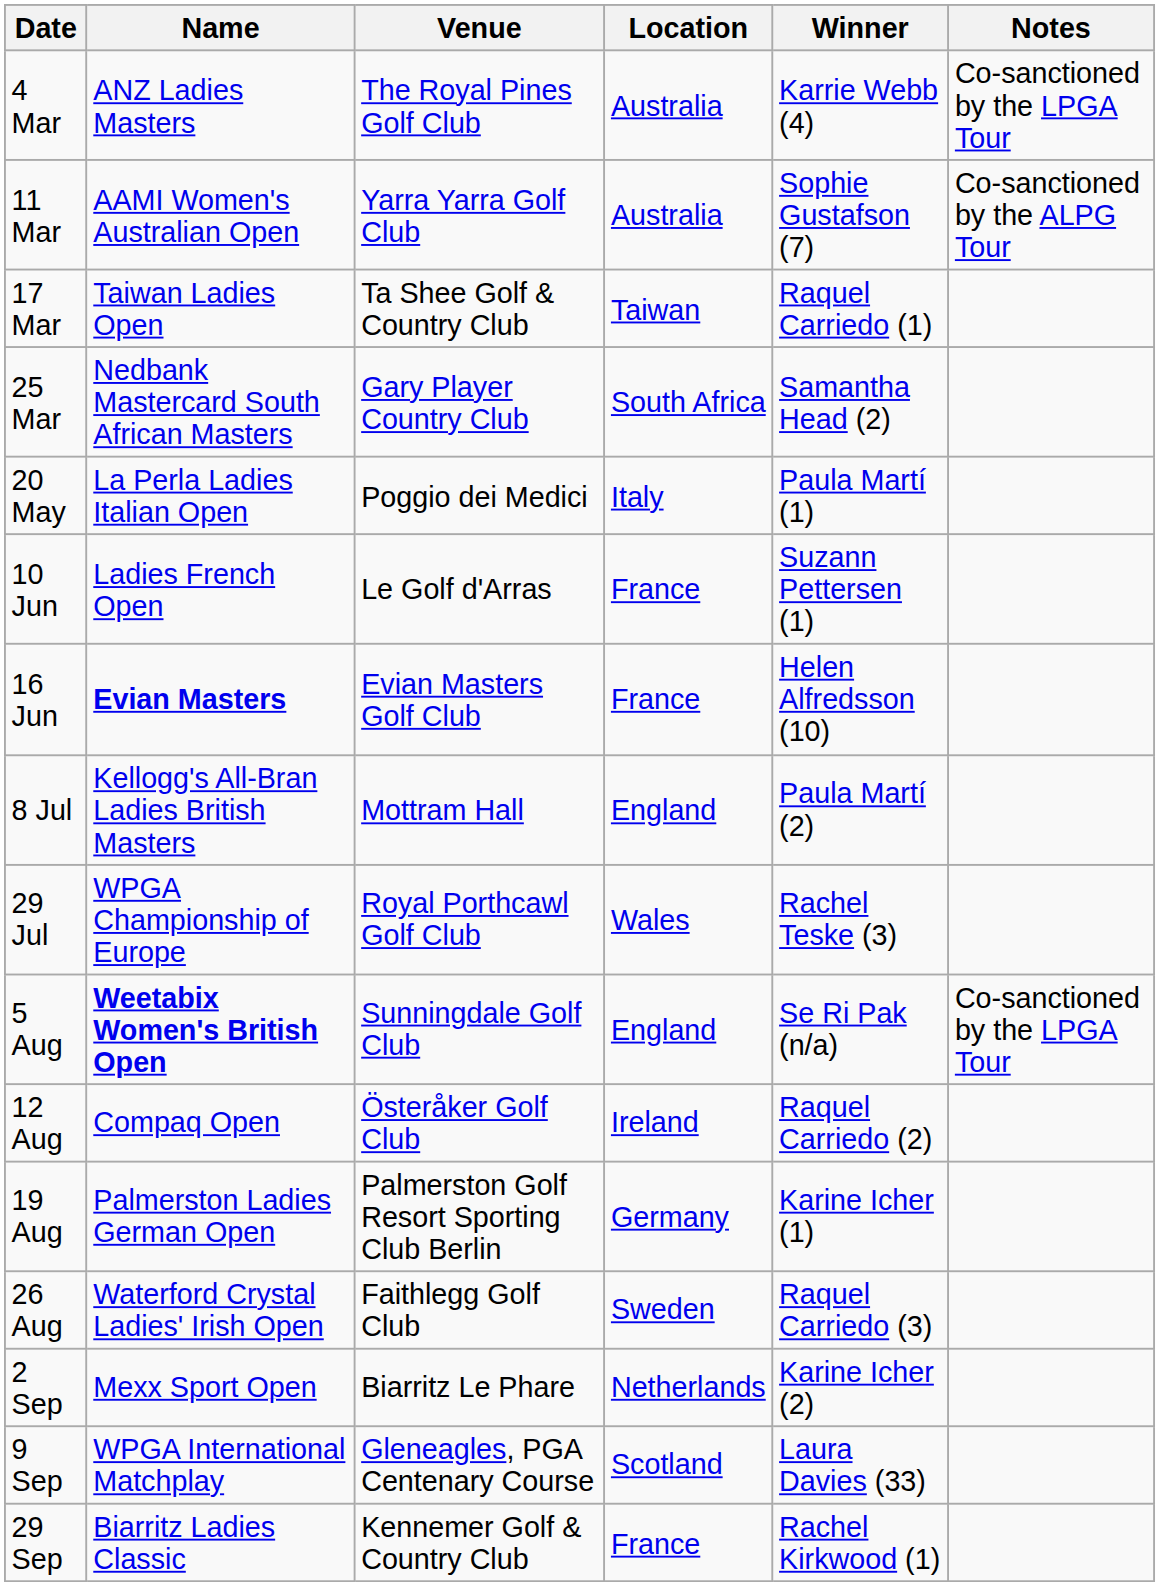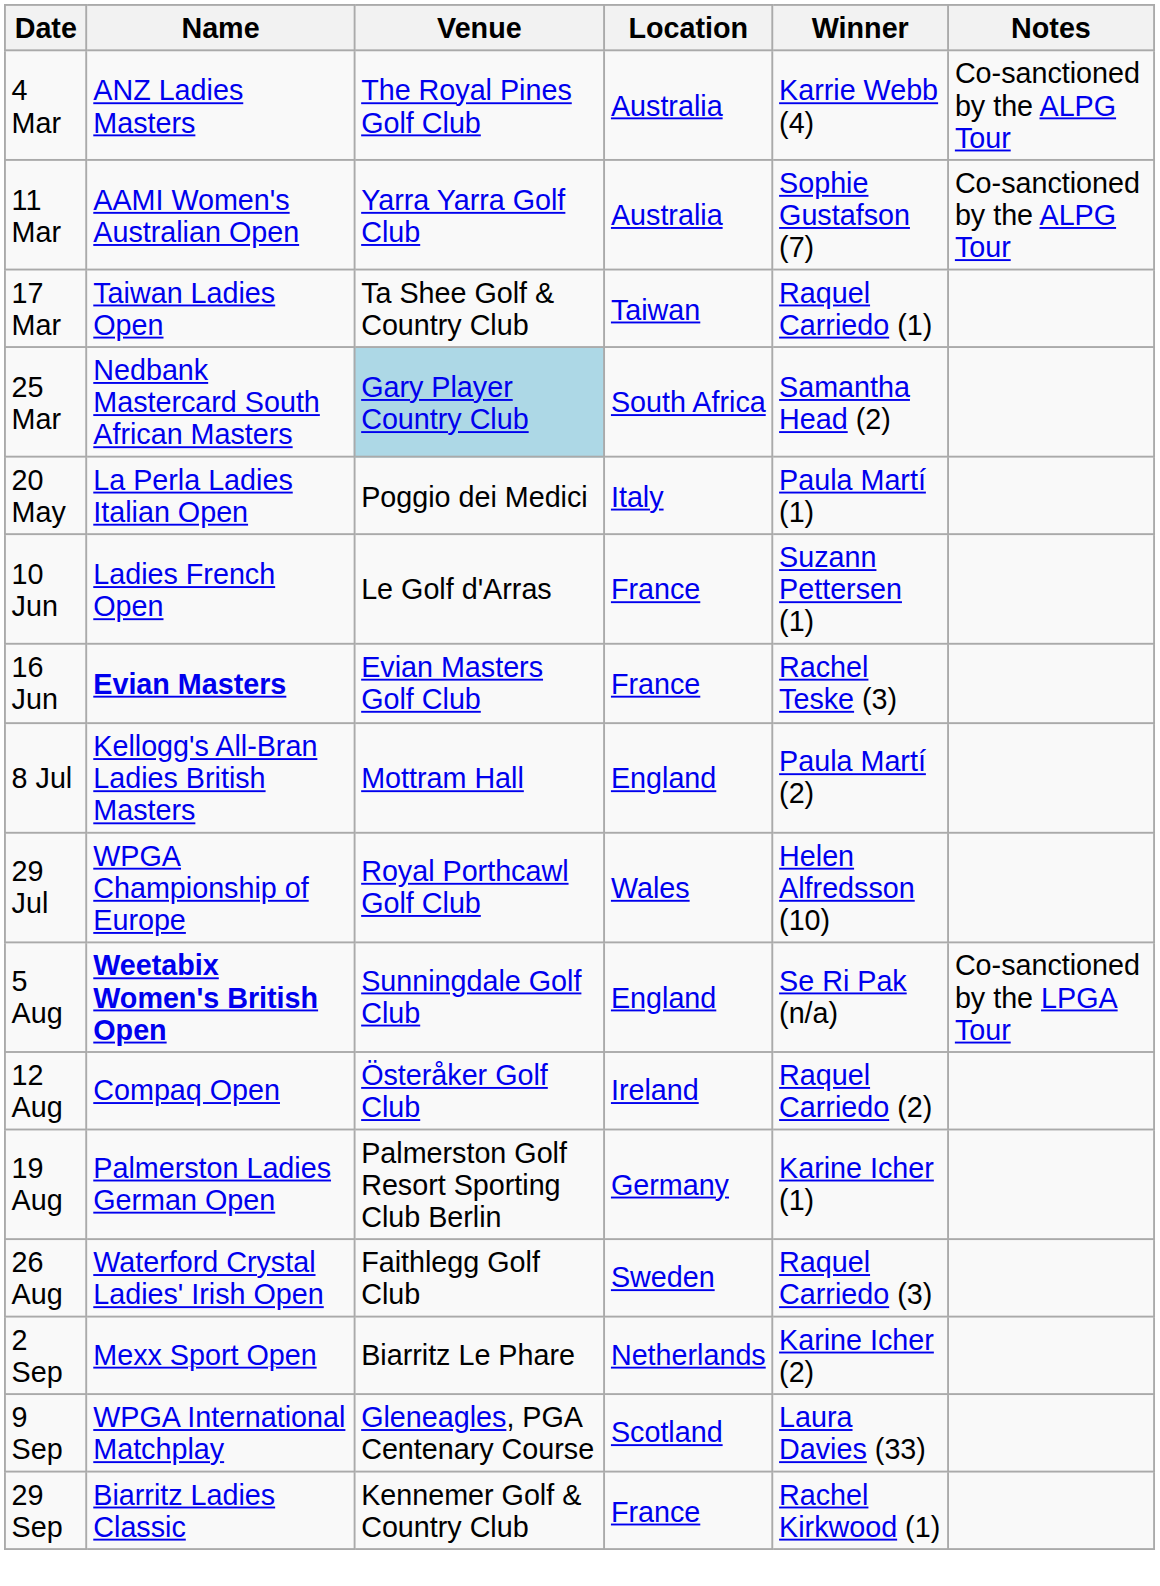(1047, 105) Co-sanctioned by the LPGA Tour -> (1047, 105) Co-sanctioned by the ALPG Tour
(445, 403) no background -> (445, 403) lightblue background
(847, 700) Helen Alfredsson (10) -> (838, 684) Rachel Teske (3)
(838, 919) Rachel Teske (3) -> (847, 887) Helen Alfredsson (10)
